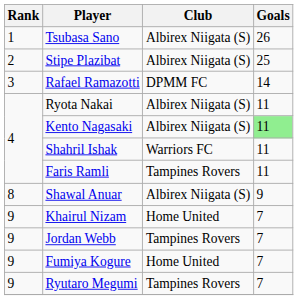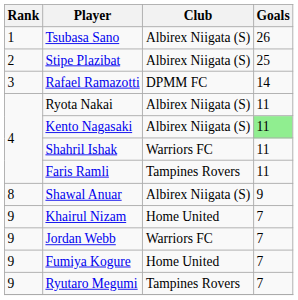(193, 238) Tampines Rovers -> (179, 238) Warriors FC
